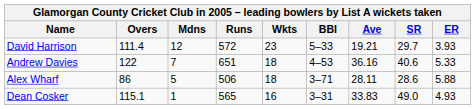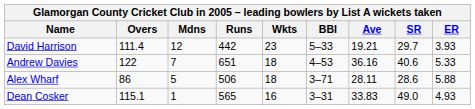(227, 46) 572 -> (227, 46) 442
